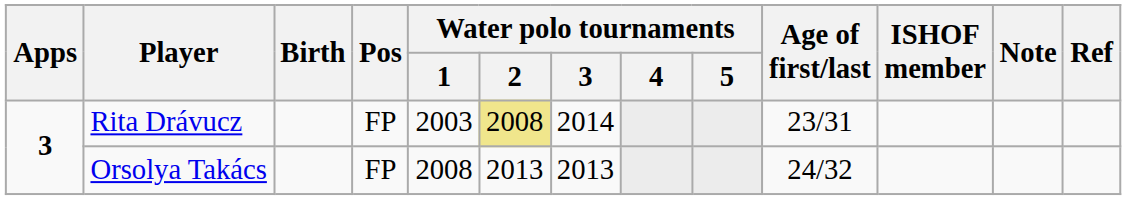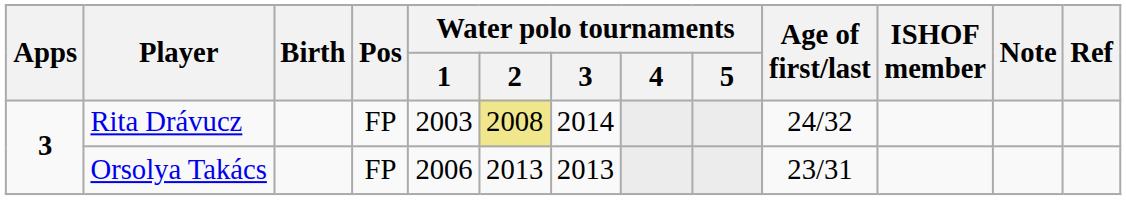(820, 123) 23/31 -> (820, 123) 24/32
(444, 170) 2008 -> (444, 170) 2006
(820, 170) 24/32 -> (820, 170) 23/31
